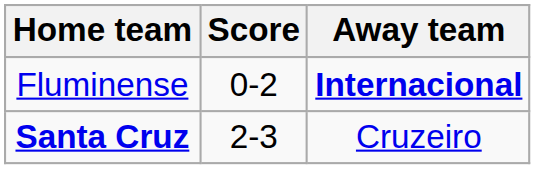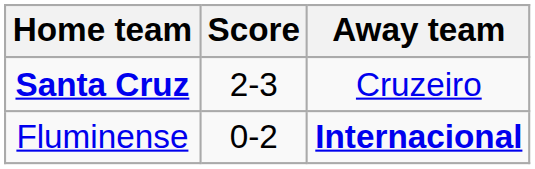rows swapped: (102, 83) <-> (102, 136)
